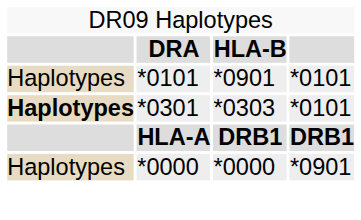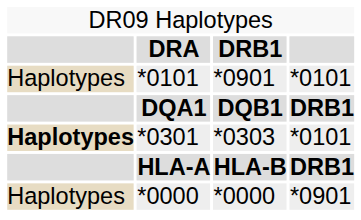(250, 49) HLA-B -> (250, 49) DRB1
+ row: (174, 108)
(250, 137) DRB1 -> (250, 166) HLA-B
